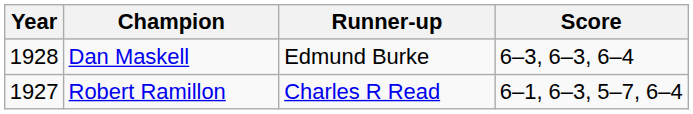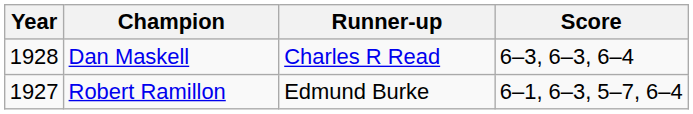(357, 56) Edmund Burke -> (362, 56) Charles R Read
(362, 91) Charles R Read -> (357, 91) Edmund Burke
